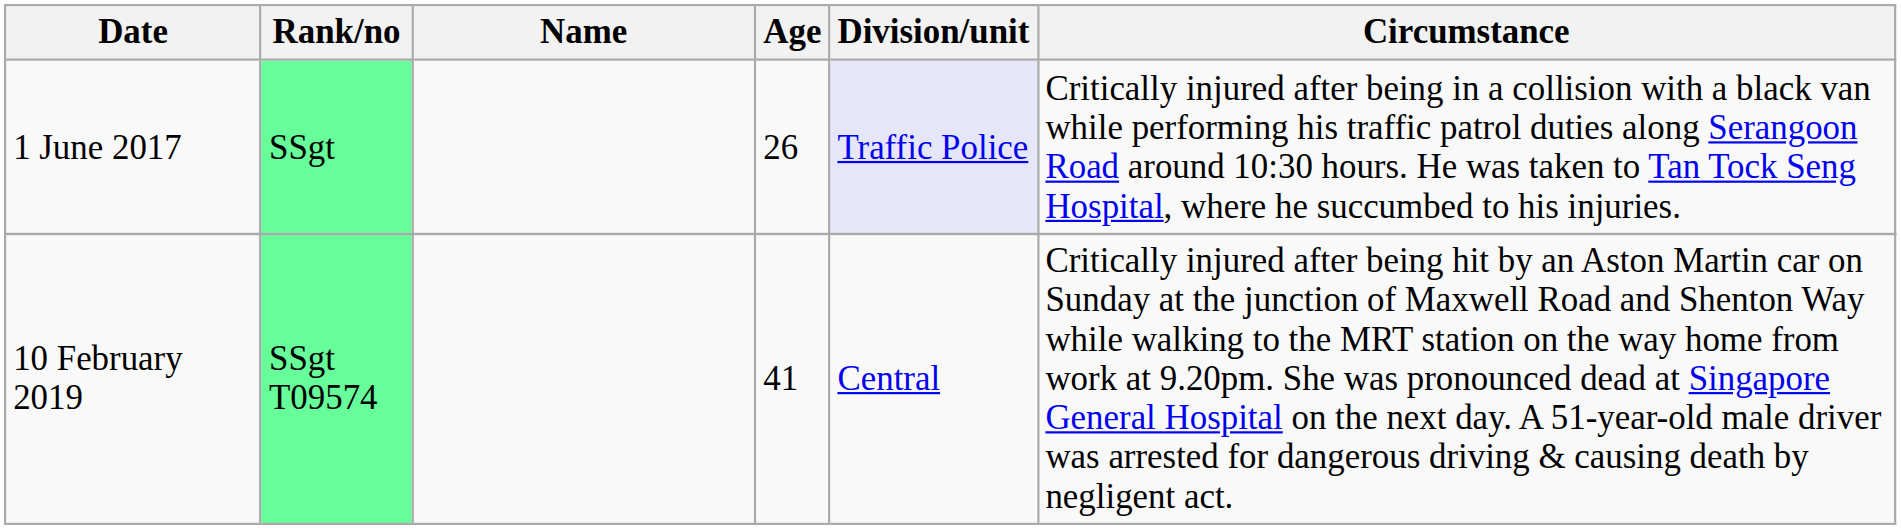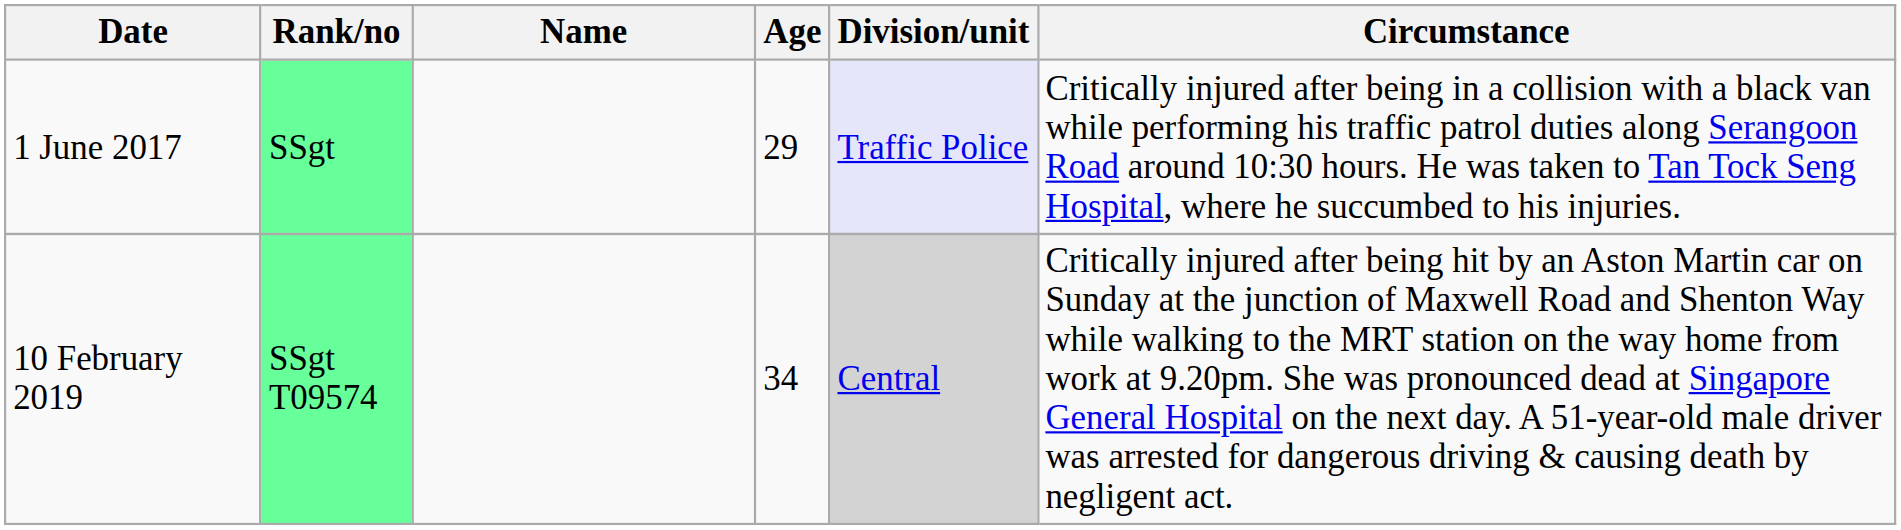(781, 146) 26 -> (781, 146) 29
(781, 378) 41 -> (781, 378) 34
(889, 378) no background -> (889, 378) lightgrey background
